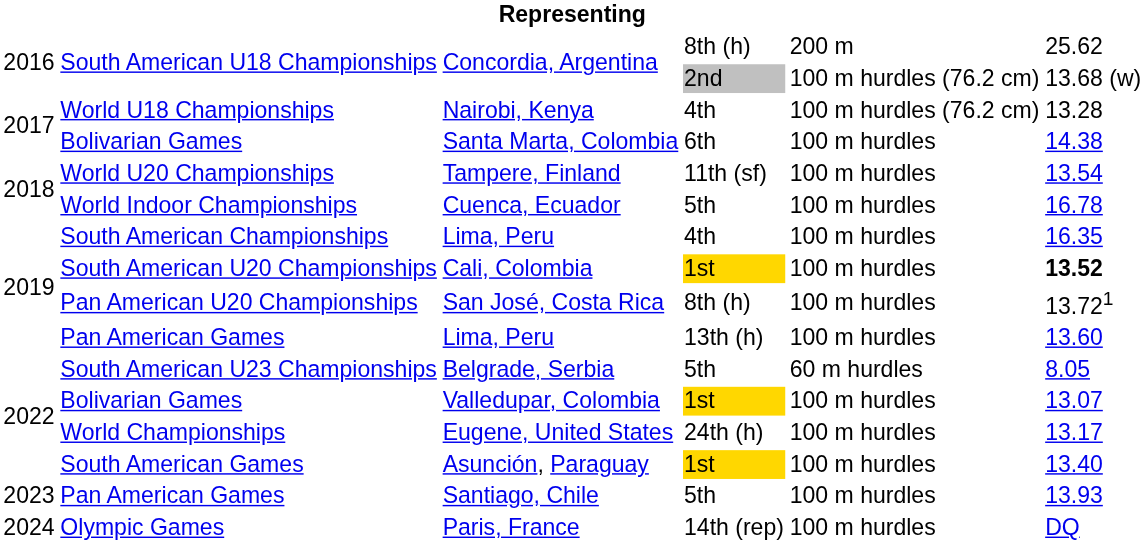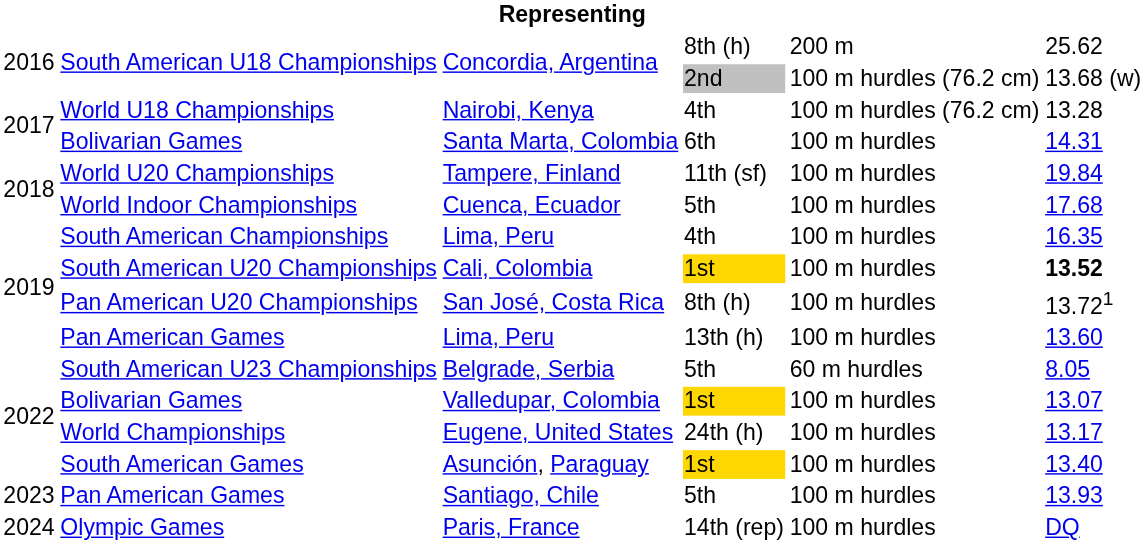(1074, 141) 14.38 -> (1074, 141) 14.31
(1074, 173) 13.54 -> (1074, 173) 19.84
(1074, 205) 16.78 -> (1074, 205) 17.68
